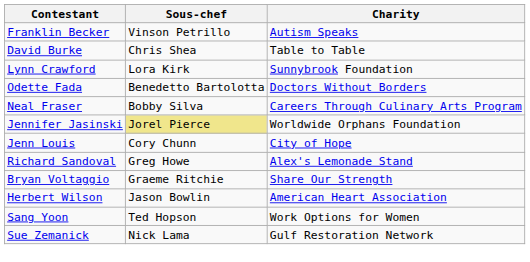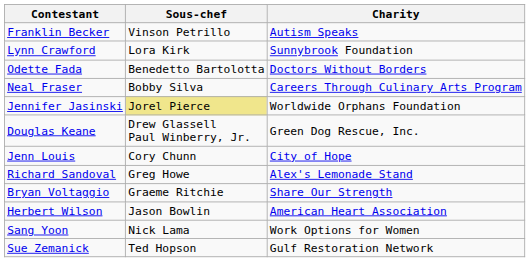- row: (45, 51)
+ row: (51, 131)
(162, 216) Ted Hopson -> (159, 229) Nick Lama
(159, 235) Nick Lama -> (162, 248) Ted Hopson
